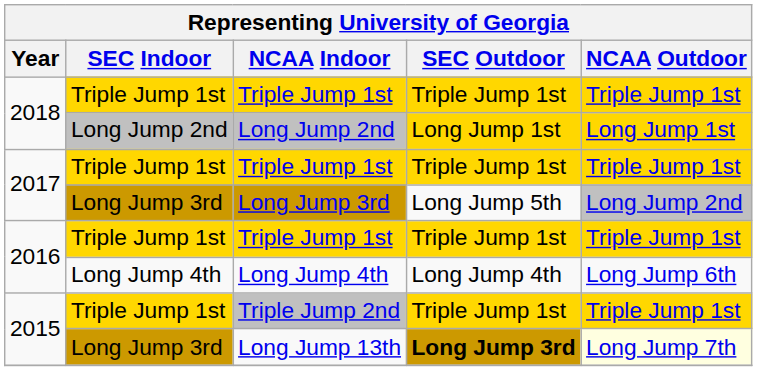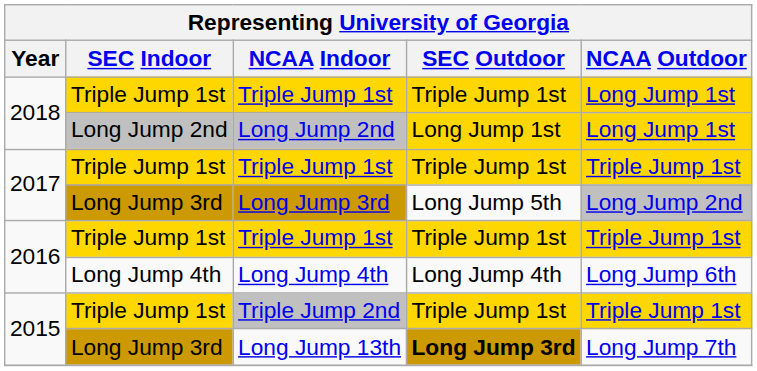(663, 94) Triple Jump 1st -> (661, 94) Long Jump 1st
(661, 346) lightyellow background -> (661, 346) no background
